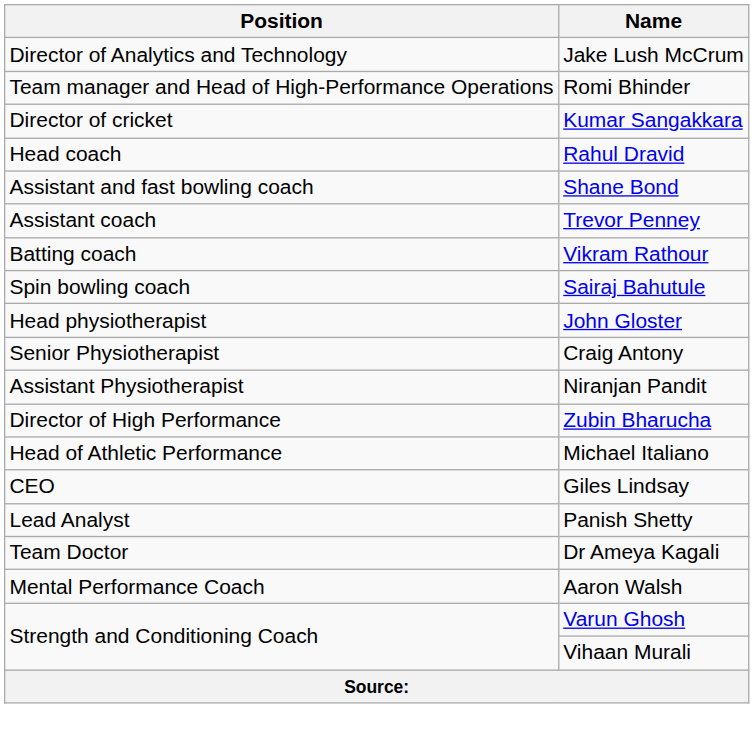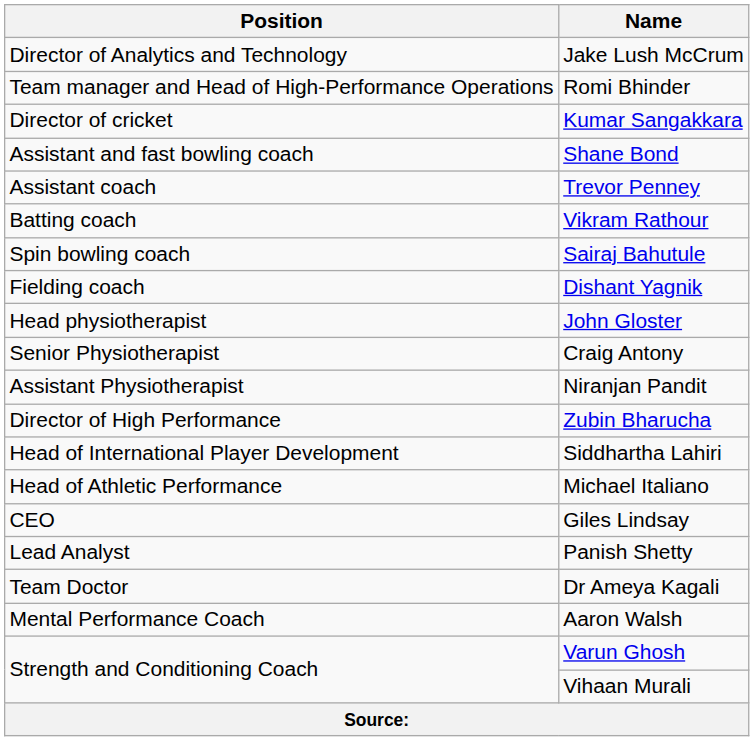- row: (624, 154)
+ row: (633, 287)
+ row: (642, 453)
